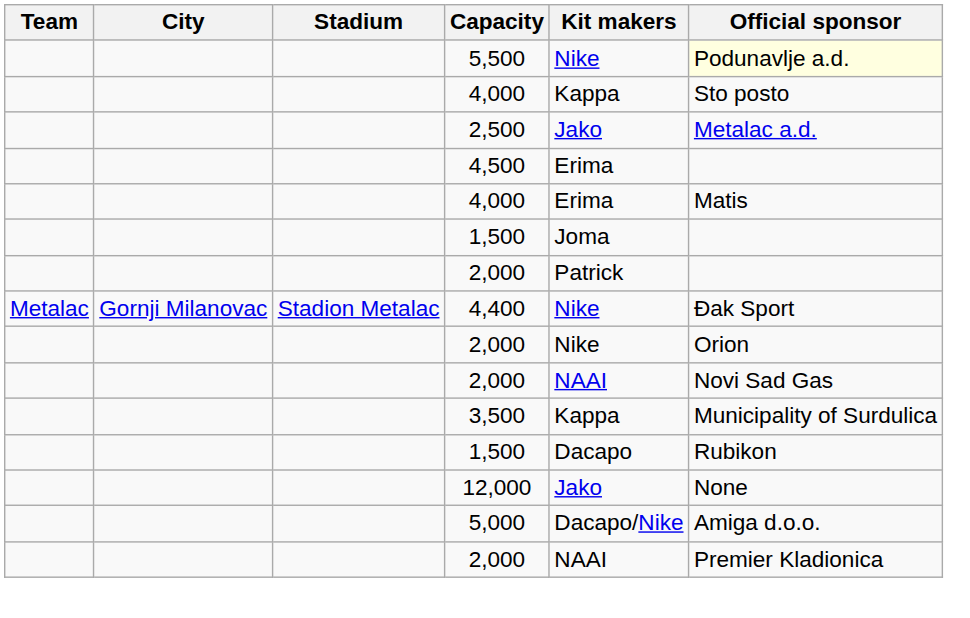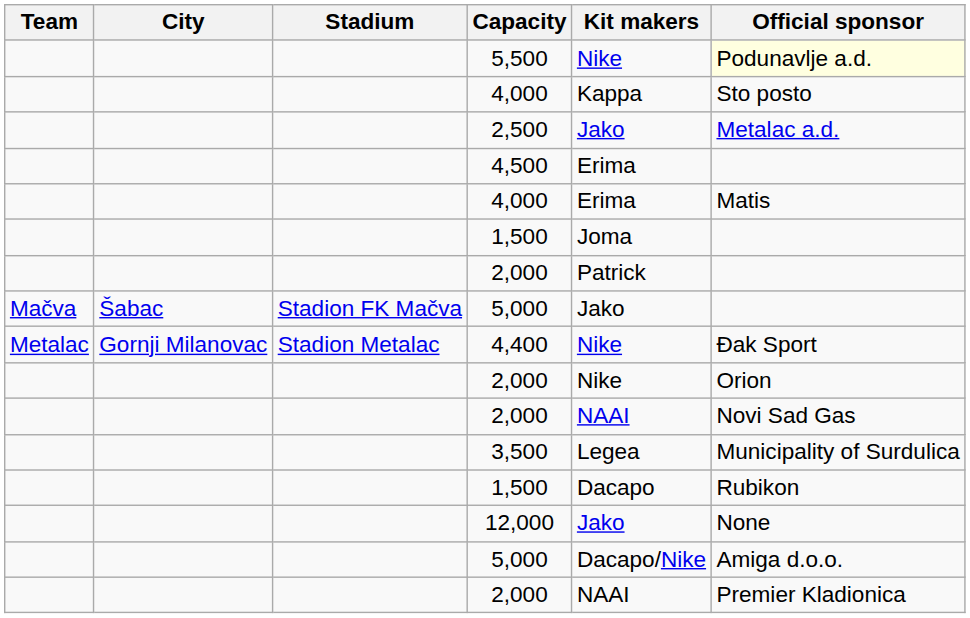+ row: (43, 308)
(587, 415) Kappa -> (608, 451) Legea
